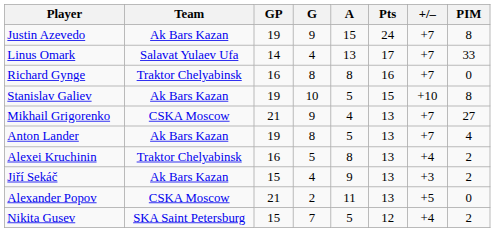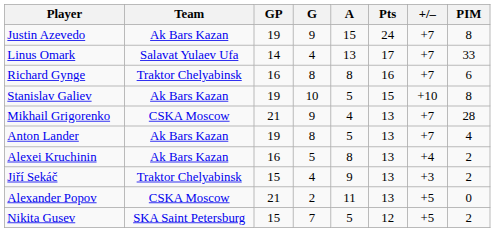(469, 75) 0 -> (469, 75) 6
(469, 116) 27 -> (469, 116) 28
(189, 156) Traktor Chelyabinsk -> (189, 156) Ak Bars Kazan
(189, 177) Ak Bars Kazan -> (189, 177) Traktor Chelyabinsk
(427, 217) +4 -> (427, 217) +5
